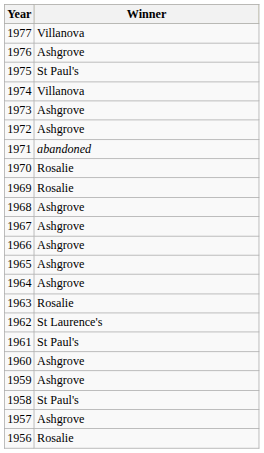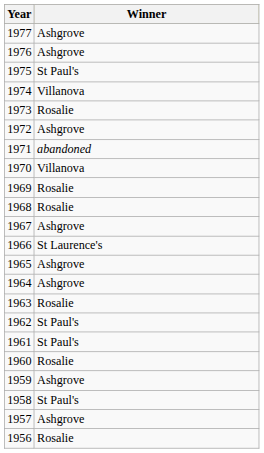(61, 33) Villanova -> (61, 33) Ashgrove
(61, 110) Ashgrove -> (55, 110) Rosalie
(55, 168) Rosalie -> (61, 168) Villanova
(61, 206) Ashgrove -> (55, 206) Rosalie
(61, 245) Ashgrove -> (70, 245) St Laurence's
(70, 322) St Laurence's -> (58, 322) St Paul's
(61, 361) Ashgrove -> (55, 361) Rosalie
